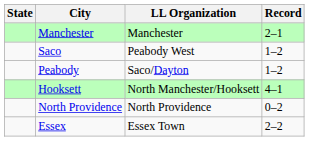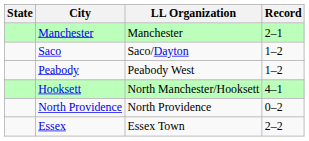(161, 51) Peabody West -> (158, 51) Saco/Dayton
(158, 70) Saco/Dayton -> (161, 70) Peabody West
